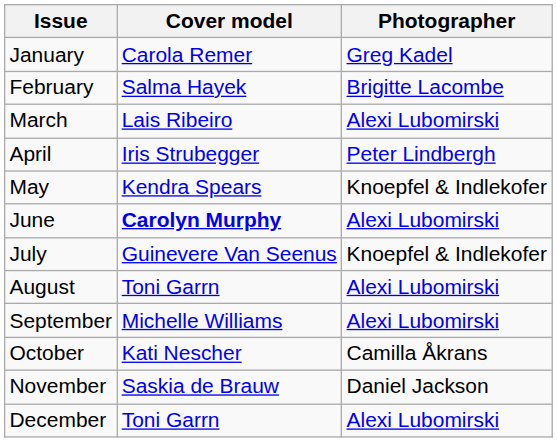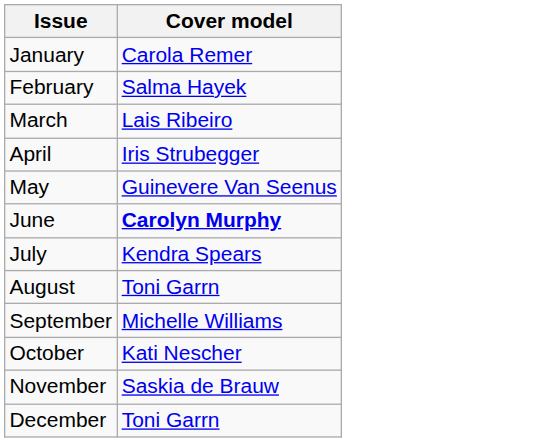- column: (447, 21)
(192, 187) Kendra Spears -> (229, 187) Guinevere Van Seenus
(229, 253) Guinevere Van Seenus -> (192, 253) Kendra Spears
